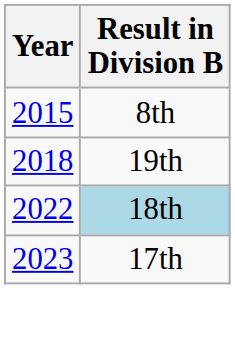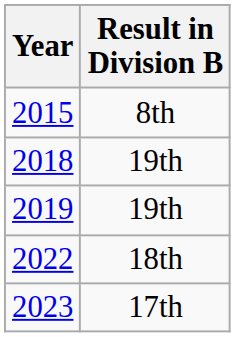+ row: (43, 209)
(155, 209) lightblue background -> (155, 258) no background
